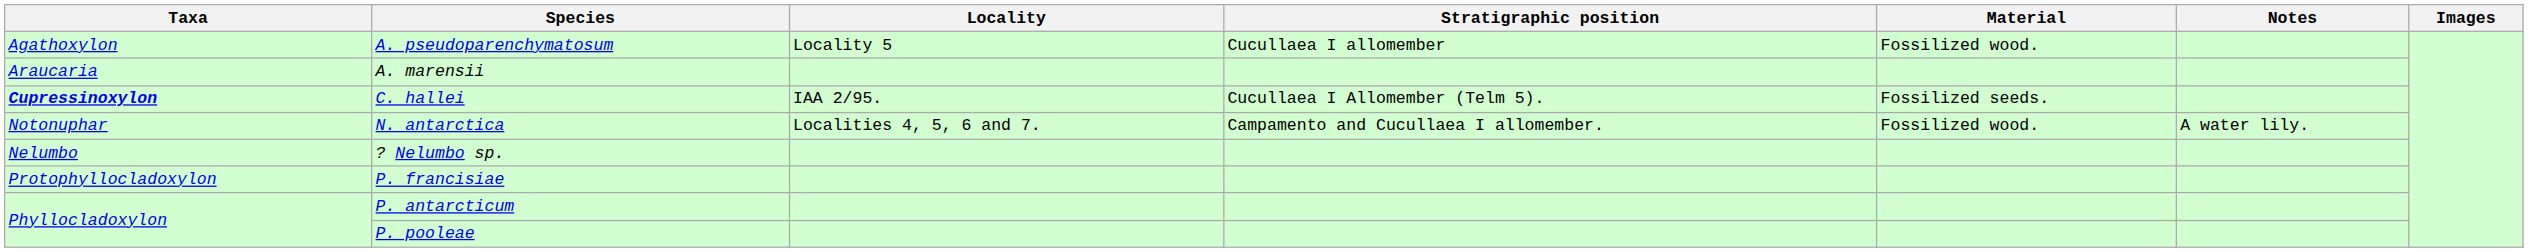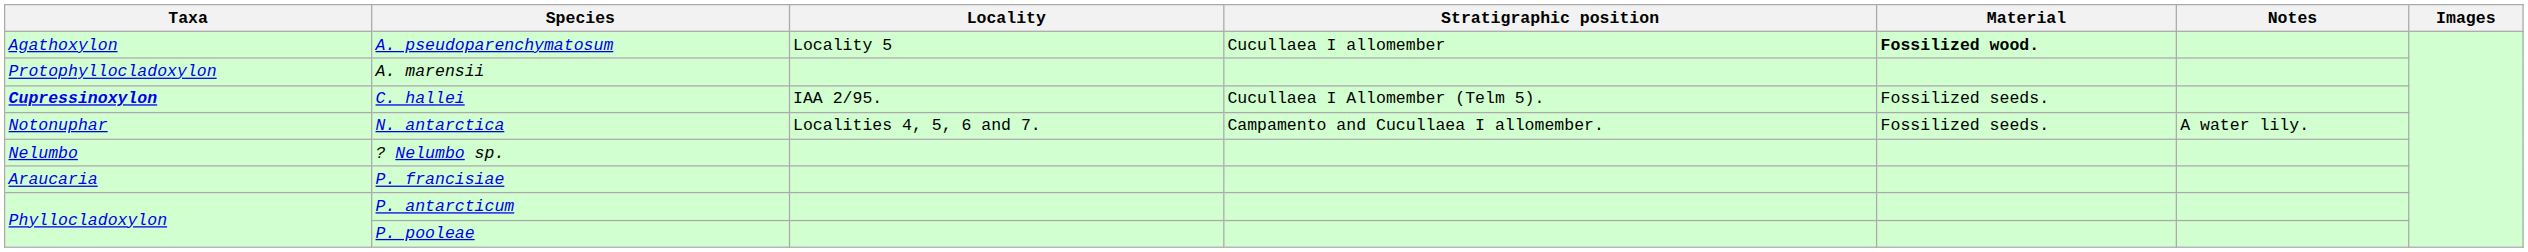(1960, 45) normal -> (1960, 45) bold
(53, 72) Araucaria -> (113, 72) Protophyllocladoxylon
(1960, 126) Fossilized wood. -> (1965, 126) Fossilized seeds.
(113, 180) Protophyllocladoxylon -> (53, 180) Araucaria
